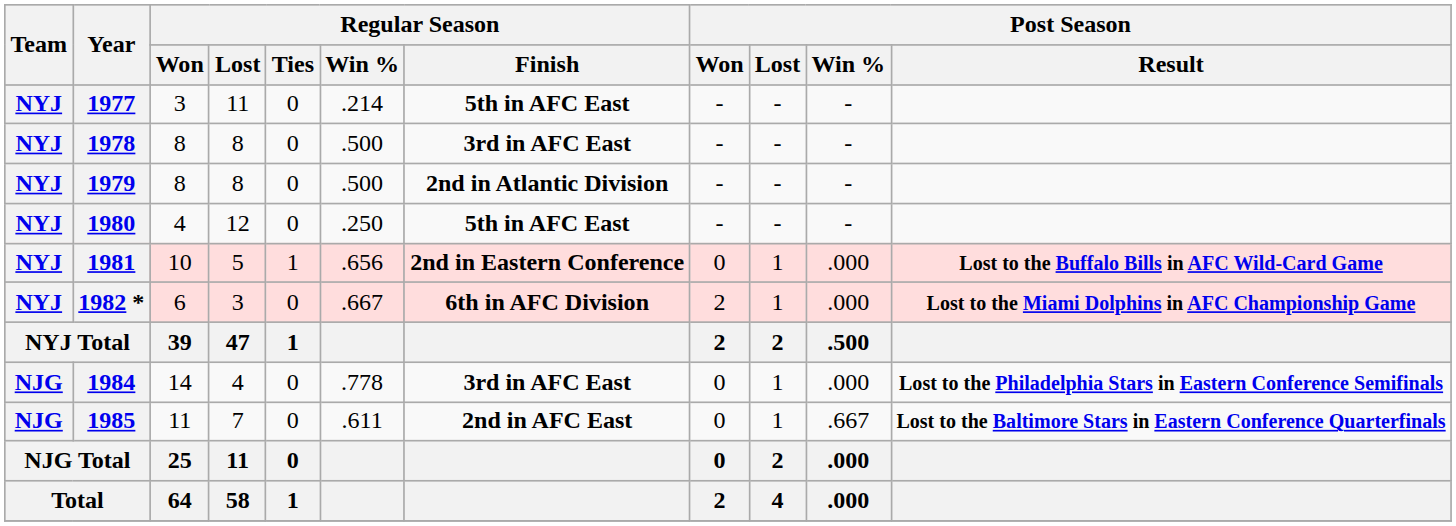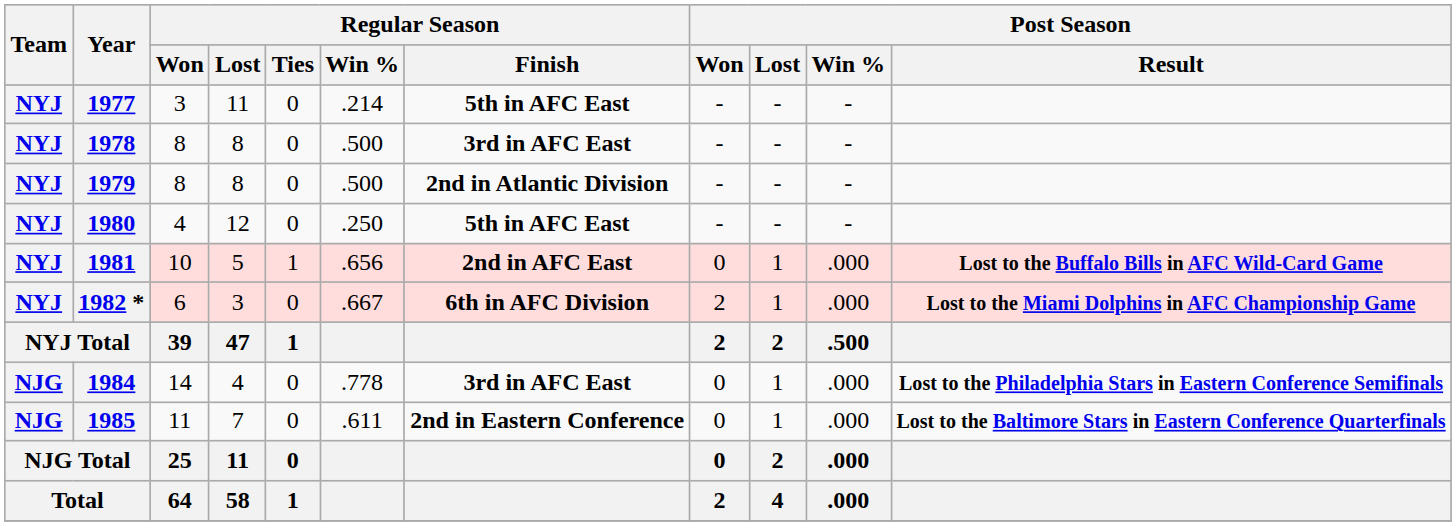(547, 262) 2nd in Eastern Conference -> (547, 262) 2nd in AFC East
(547, 421) 2nd in AFC East -> (547, 421) 2nd in Eastern Conference
(848, 421) .667 -> (848, 421) .000
